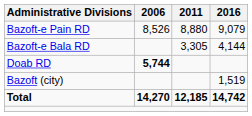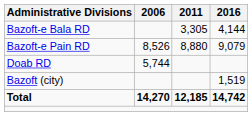rows swapped: (48, 47) <-> (48, 30)
(156, 64) bold -> (156, 64) normal
